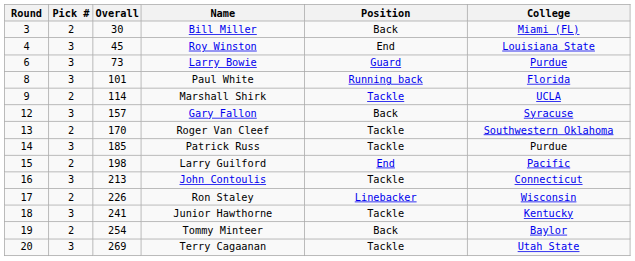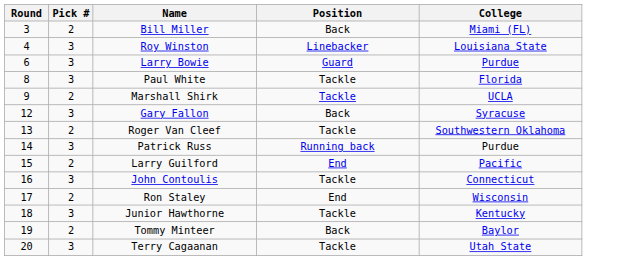- column: (117, 13)
(386, 46) End -> (338, 46) Linebacker
(386, 80) Running back -> (338, 80) Tackle
(386, 147) Tackle -> (337, 147) Running back
(386, 197) Linebacker -> (337, 197) End
